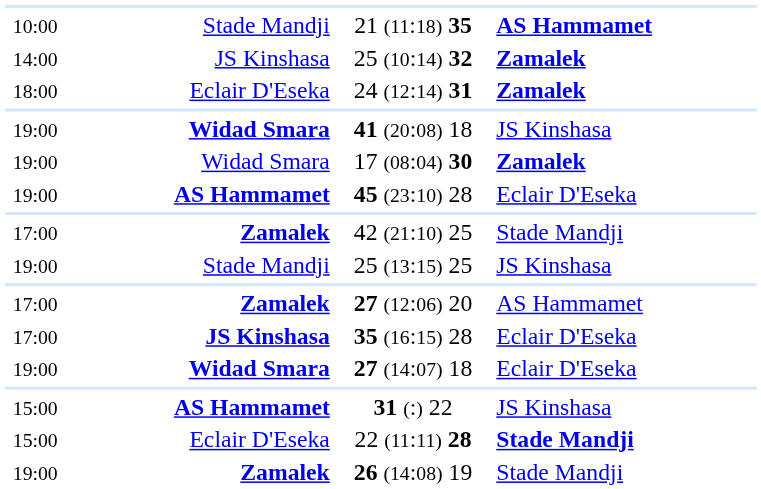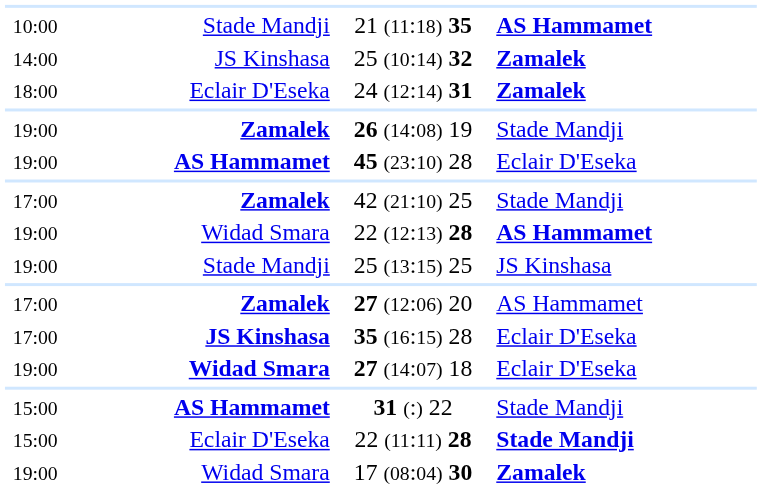- row: (35, 130)
rows swapped: (35, 473) <-> (35, 163)
+ row: (35, 234)
(554, 407) JS Kinshasa -> (560, 407) Stade Mandji
